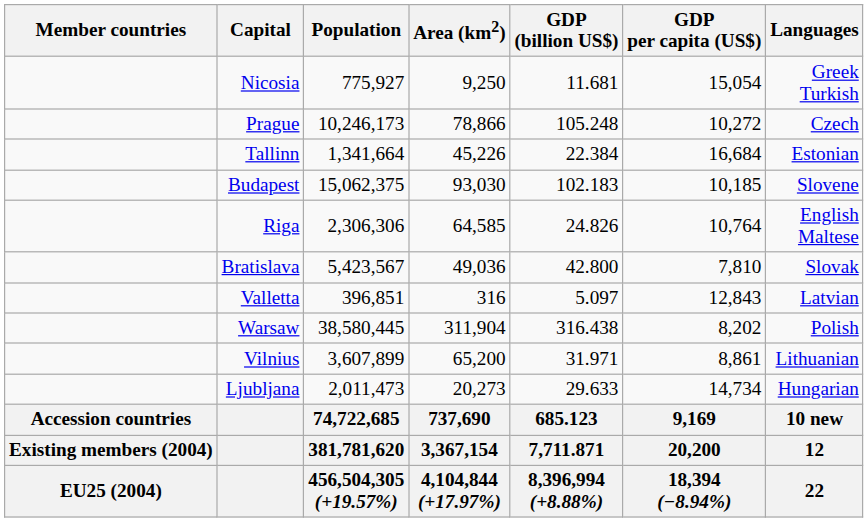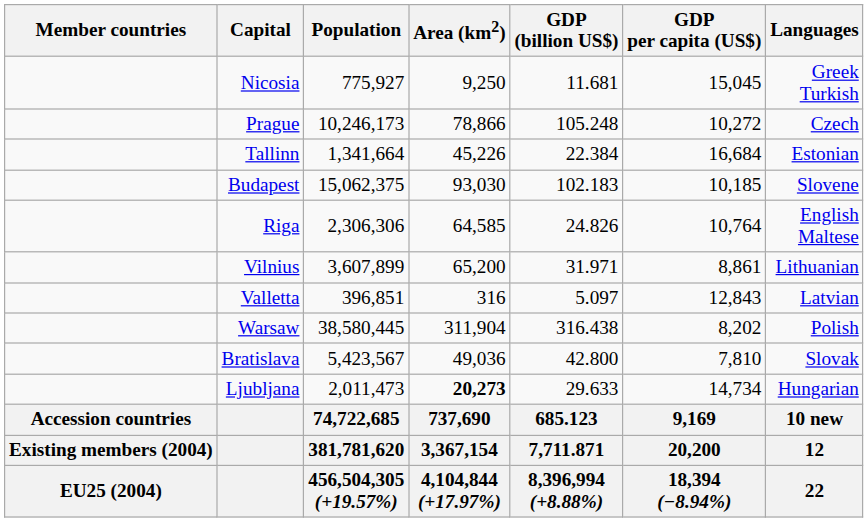(735, 82) 15,054 -> (735, 82) 15,045
rows swapped: (272, 358) <-> (261, 267)
(479, 389) normal -> (479, 389) bold
